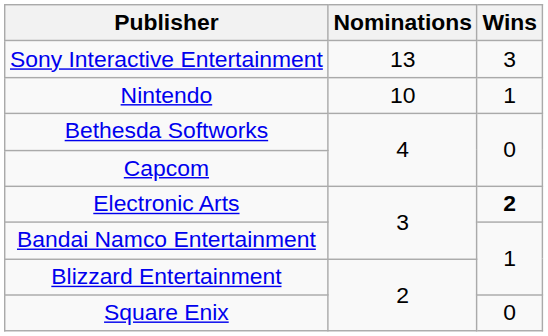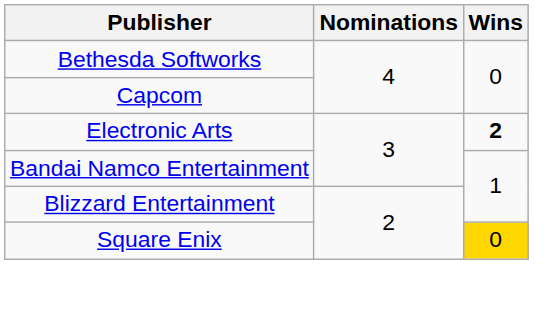- row: (166, 58)
- row: (166, 95)
(510, 312) no background -> (496, 240) gold background
